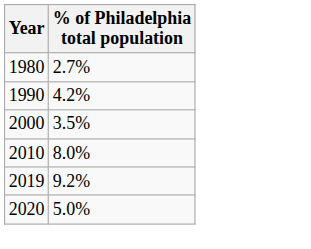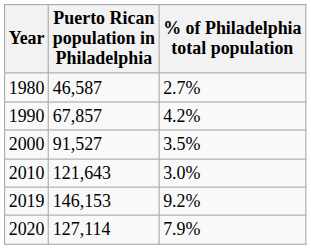+ column: (104, 38)
(71, 152) 8.0% -> (182, 172) 3.0%
(71, 209) 5.0% -> (182, 229) 7.9%
